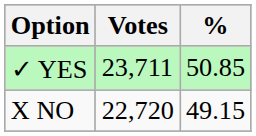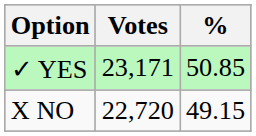(137, 67) 23,711 -> (138, 67) 23,171
